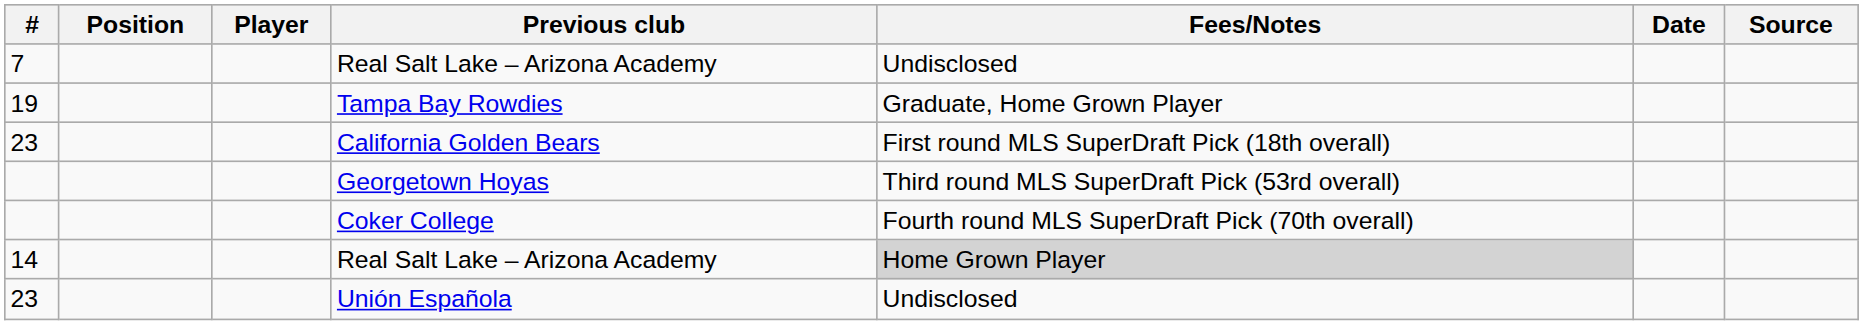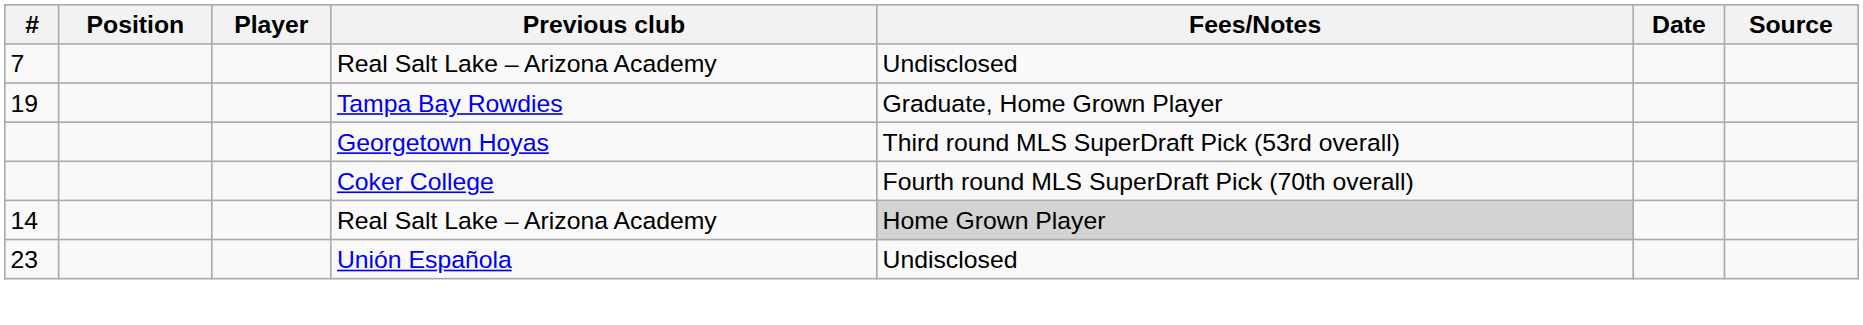- row: (24, 142)
